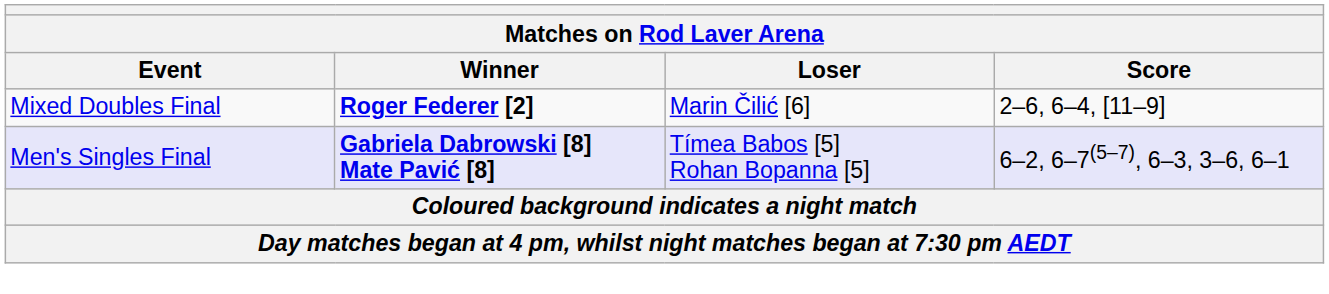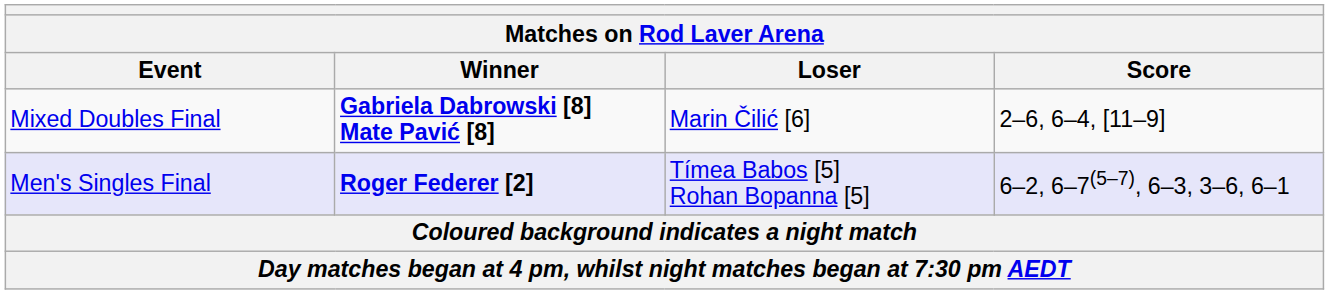(437, 107) Roger Federer [2] -> (466, 120) Gabriela Dabrowski [8] Mate Pavić [8]
(466, 157) Gabriela Dabrowski [8] Mate Pavić [8] -> (437, 183) Roger Federer [2]
